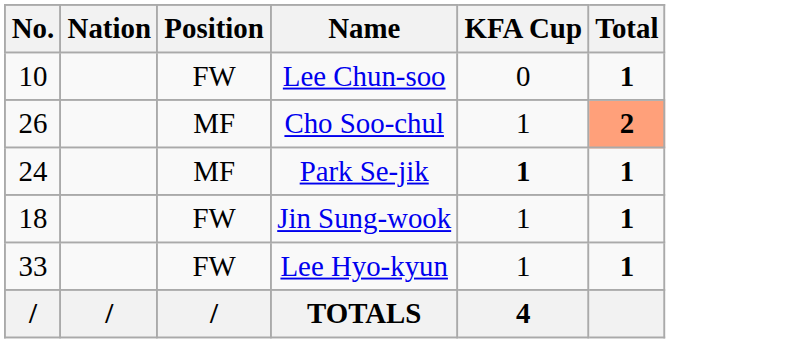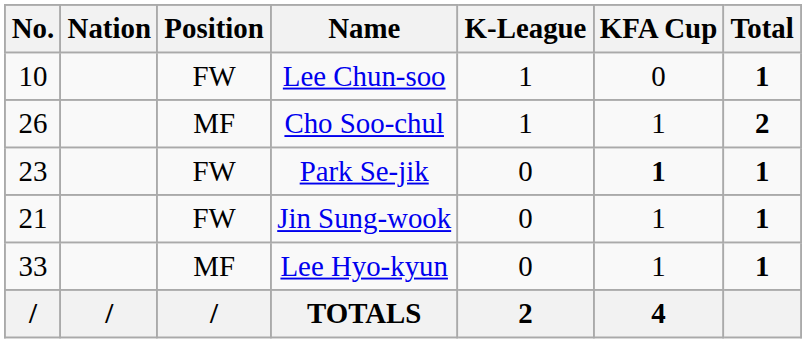+ column: (526, 28)
(627, 123) lightsalmon background -> (762, 123) no background
(33, 171) 24 -> (33, 171) 23
(214, 171) MF -> (214, 171) FW
(33, 218) 18 -> (33, 218) 21
(214, 266) FW -> (214, 266) MF
